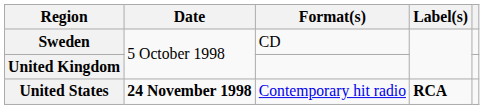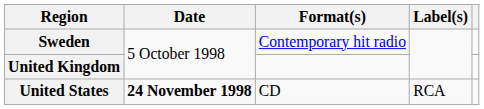(270, 41) CD -> (332, 41) Contemporary hit radio
(332, 91) Contemporary hit radio -> (270, 91) CD
(430, 91) bold -> (429, 91) normal
